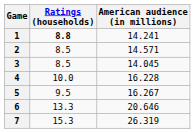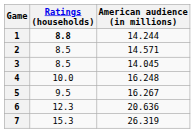(143, 36) 14.241 -> (143, 36) 14.244
(143, 78) 16.228 -> (143, 78) 16.248
(63, 107) 13.3 -> (63, 107) 12.3
(143, 107) 20.646 -> (143, 107) 20.636
